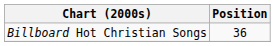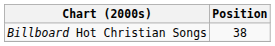(240, 32) 36 -> (240, 32) 38
